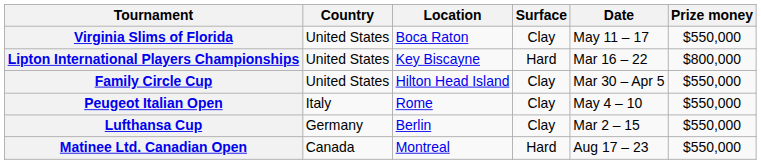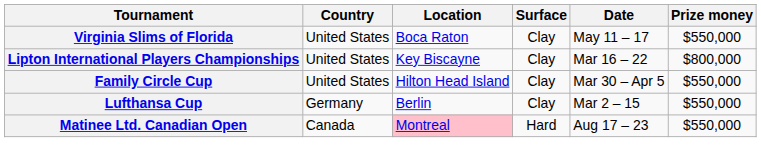(541, 59) Hard -> (541, 59) Clay
- row: (153, 103)
(423, 147) no background -> (423, 125) pink background
